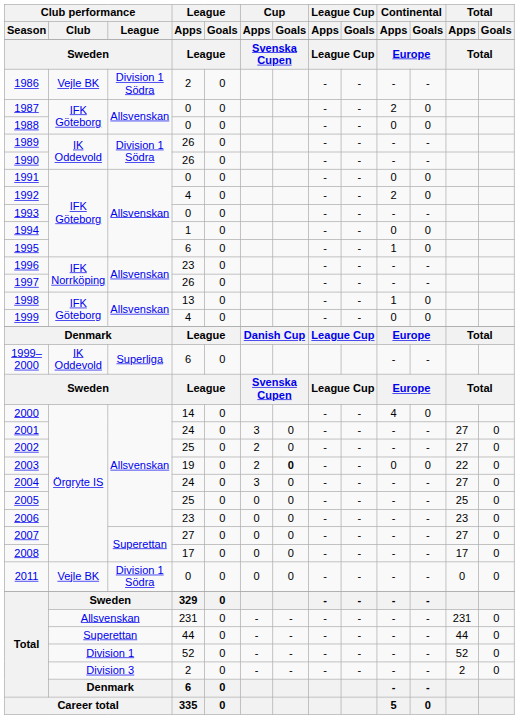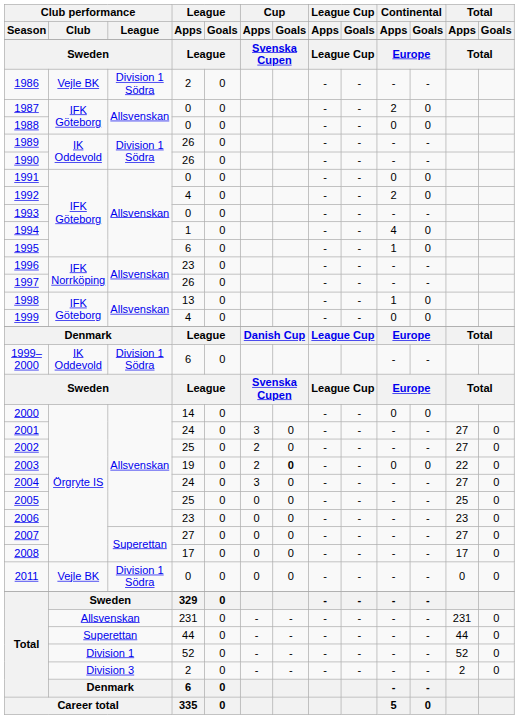(394, 230) 0 -> (394, 230) 4
(140, 359) Superliga -> (140, 359) Division 1 Södra
(394, 413) 4 -> (394, 413) 0
